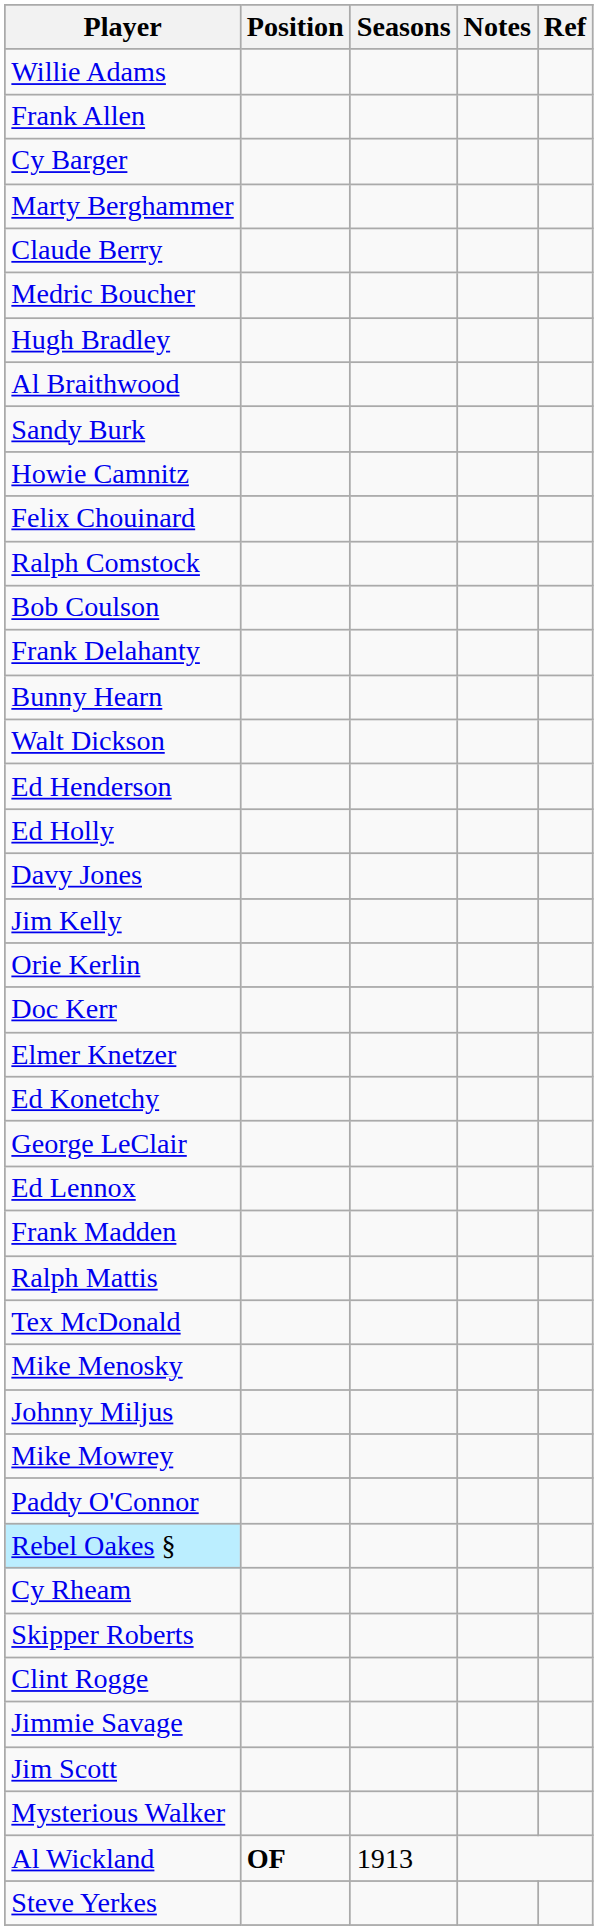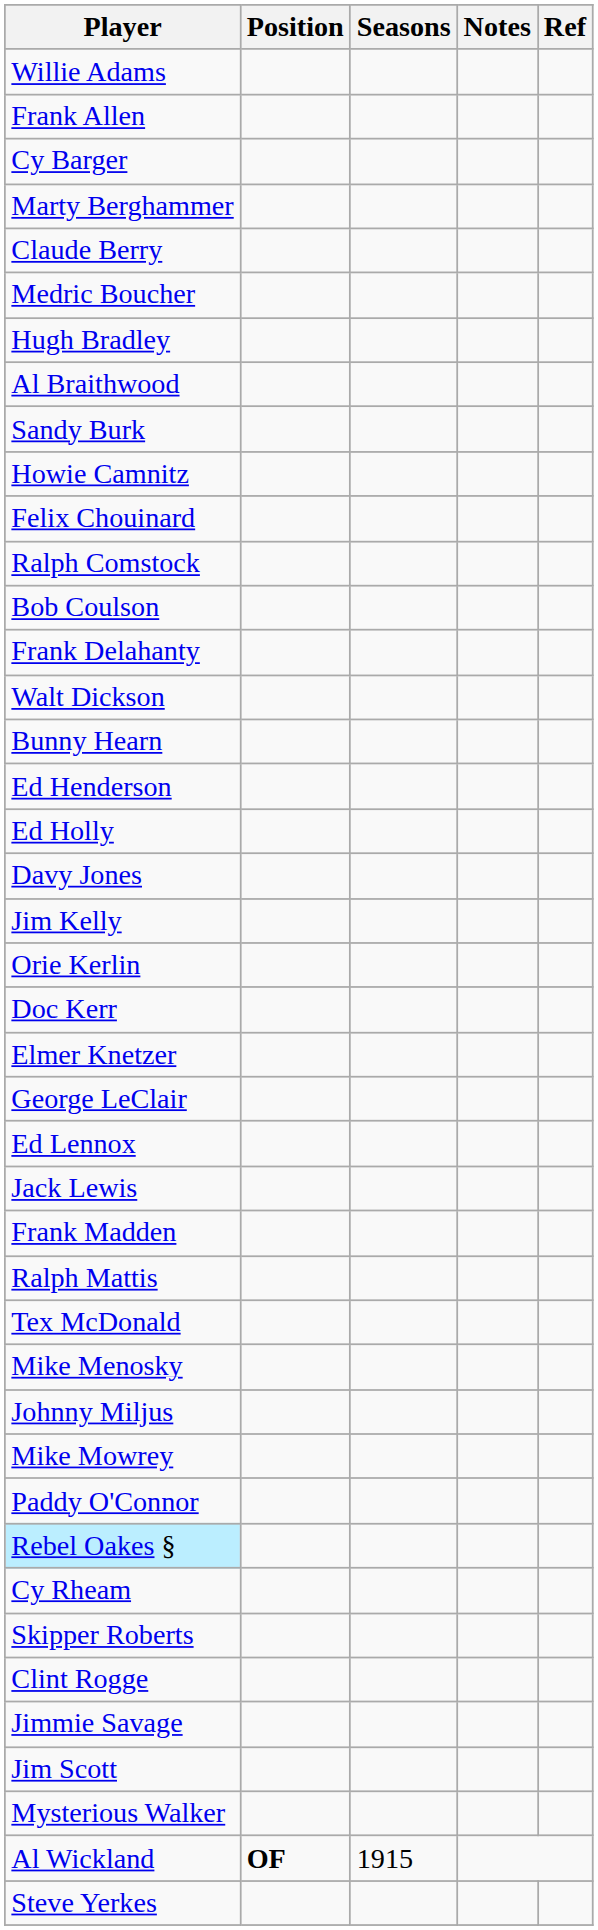rows swapped: (88, 741) <-> (87, 696)
- row: (85, 1098)
+ row: (74, 1187)
(385, 1857) 1913 -> (385, 1857) 1915
